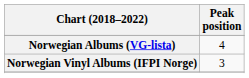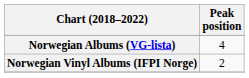(222, 63) 3 -> (222, 63) 2
